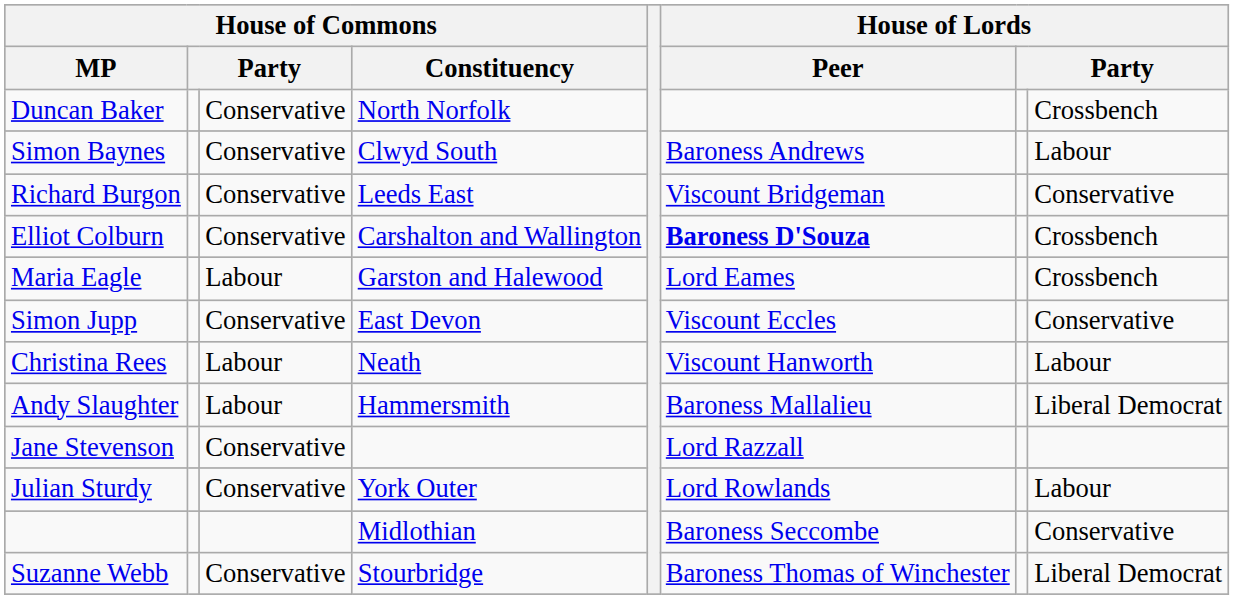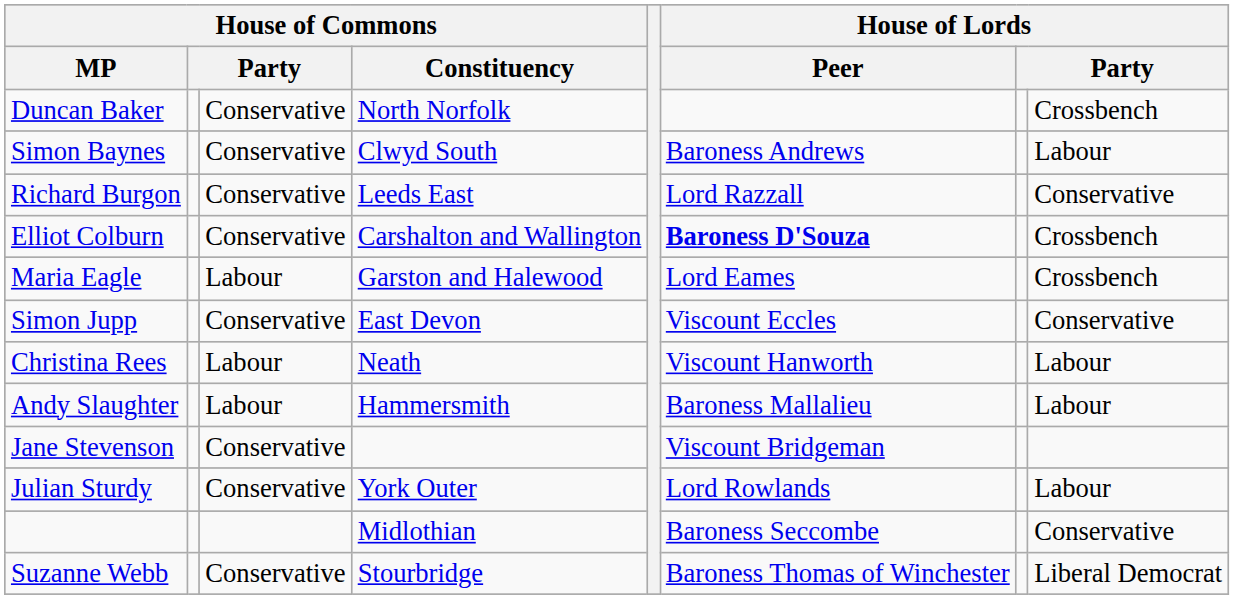(775, 194) Viscount Bridgeman -> (735, 194) Lord Razzall
(1128, 404) Liberal Democrat -> (1073, 404) Labour
(735, 446) Lord Razzall -> (775, 446) Viscount Bridgeman
